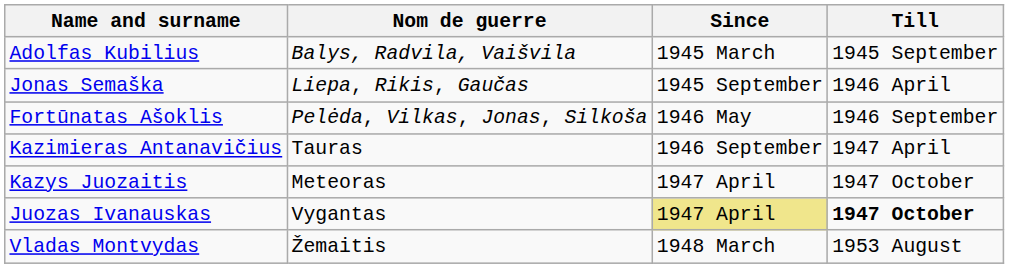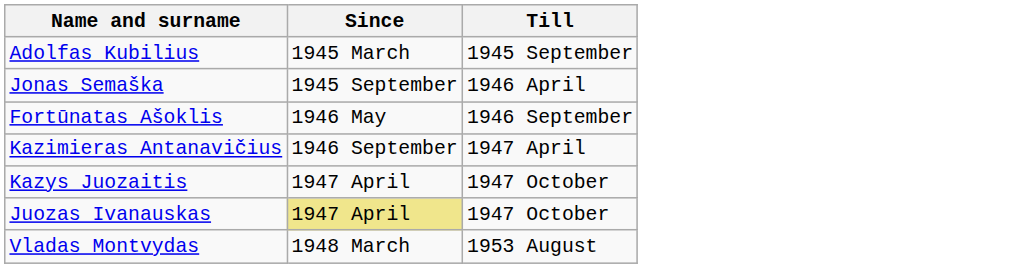- column: (470, 21)
(903, 214) bold -> (538, 214) normal
